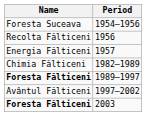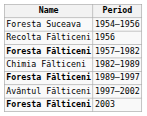- row: (105, 51)
+ row: (117, 51)
